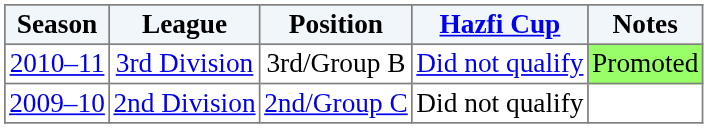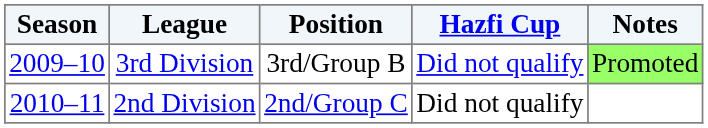(57, 63) 2010–11 -> (57, 63) 2009–10
(57, 102) 2009–10 -> (57, 102) 2010–11
